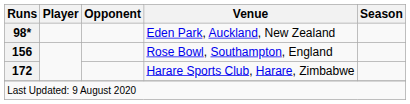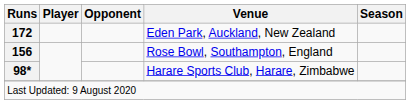(22, 33) 98* -> (22, 33) 172
(22, 71) 172 -> (22, 71) 98*
